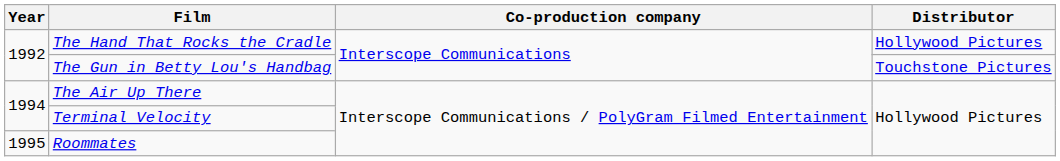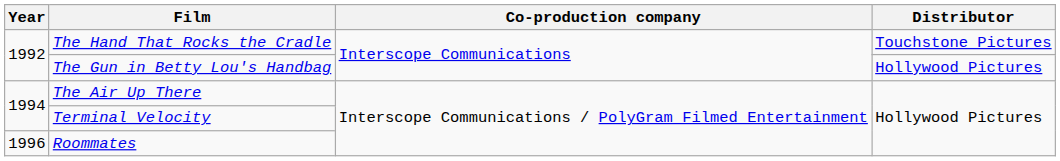(959, 42) Hollywood Pictures -> (963, 42) Touchstone Pictures
(963, 68) Touchstone Pictures -> (959, 68) Hollywood Pictures
(27, 143) 1995 -> (27, 143) 1996
